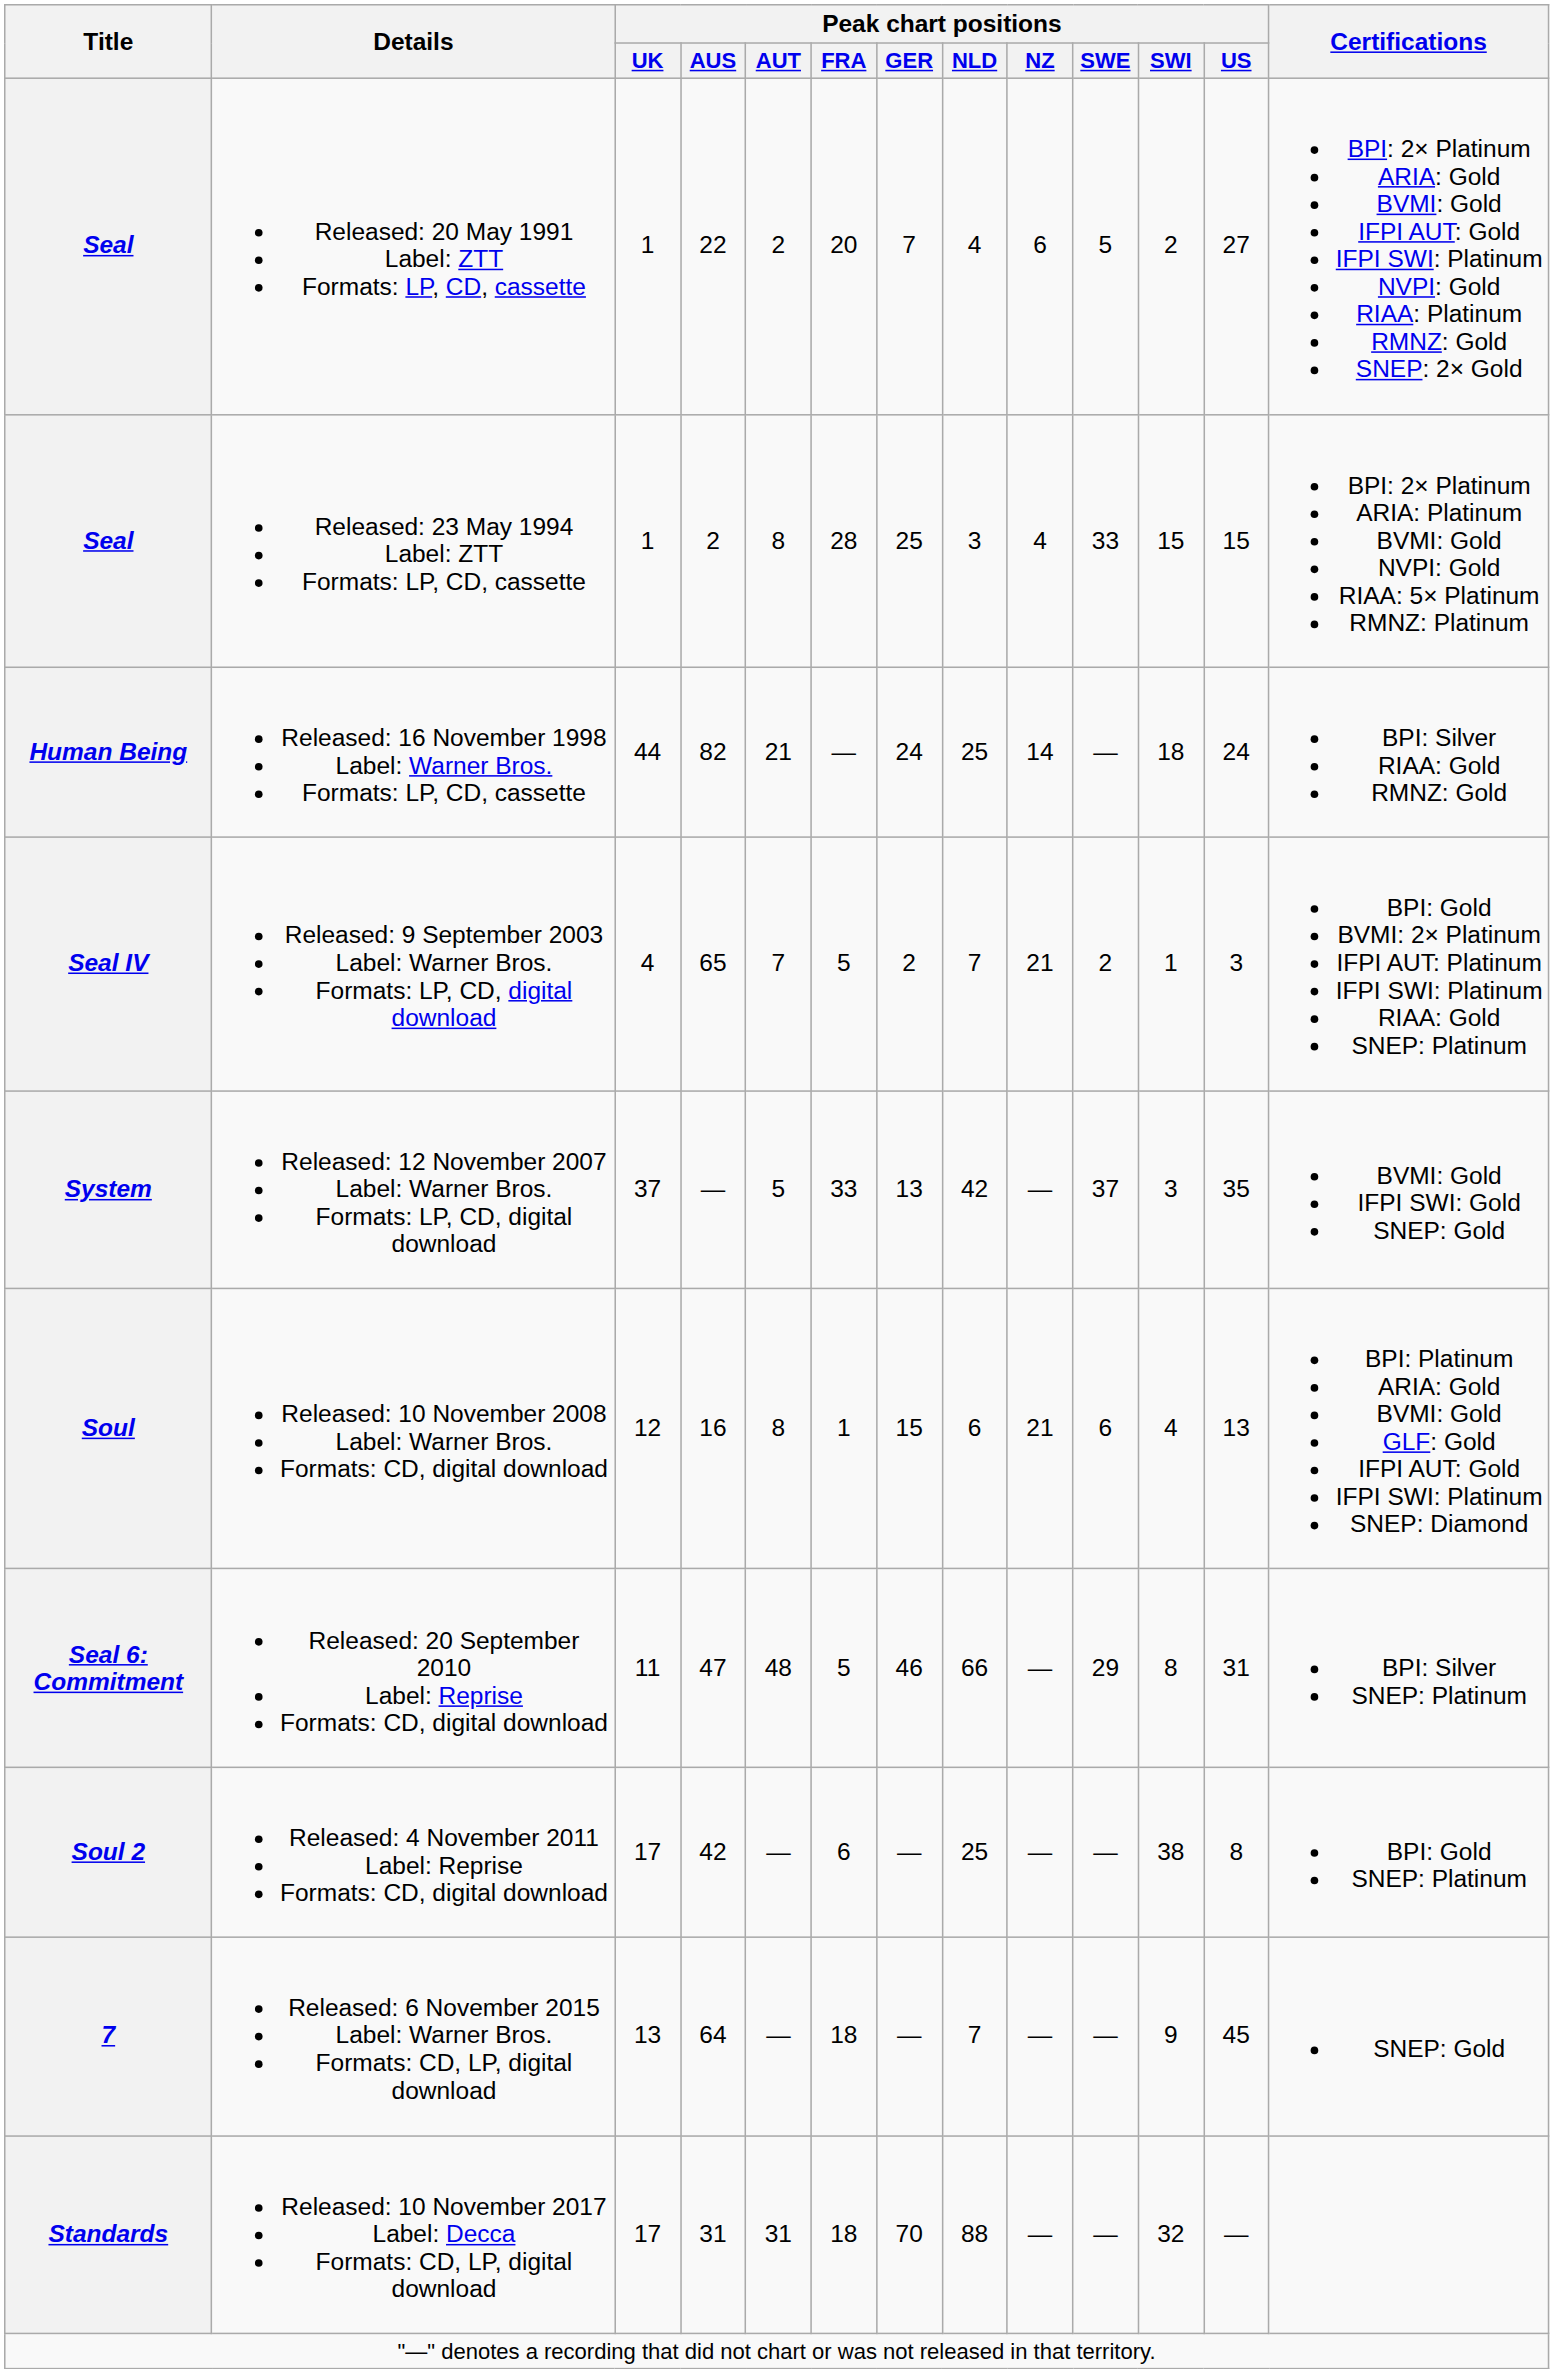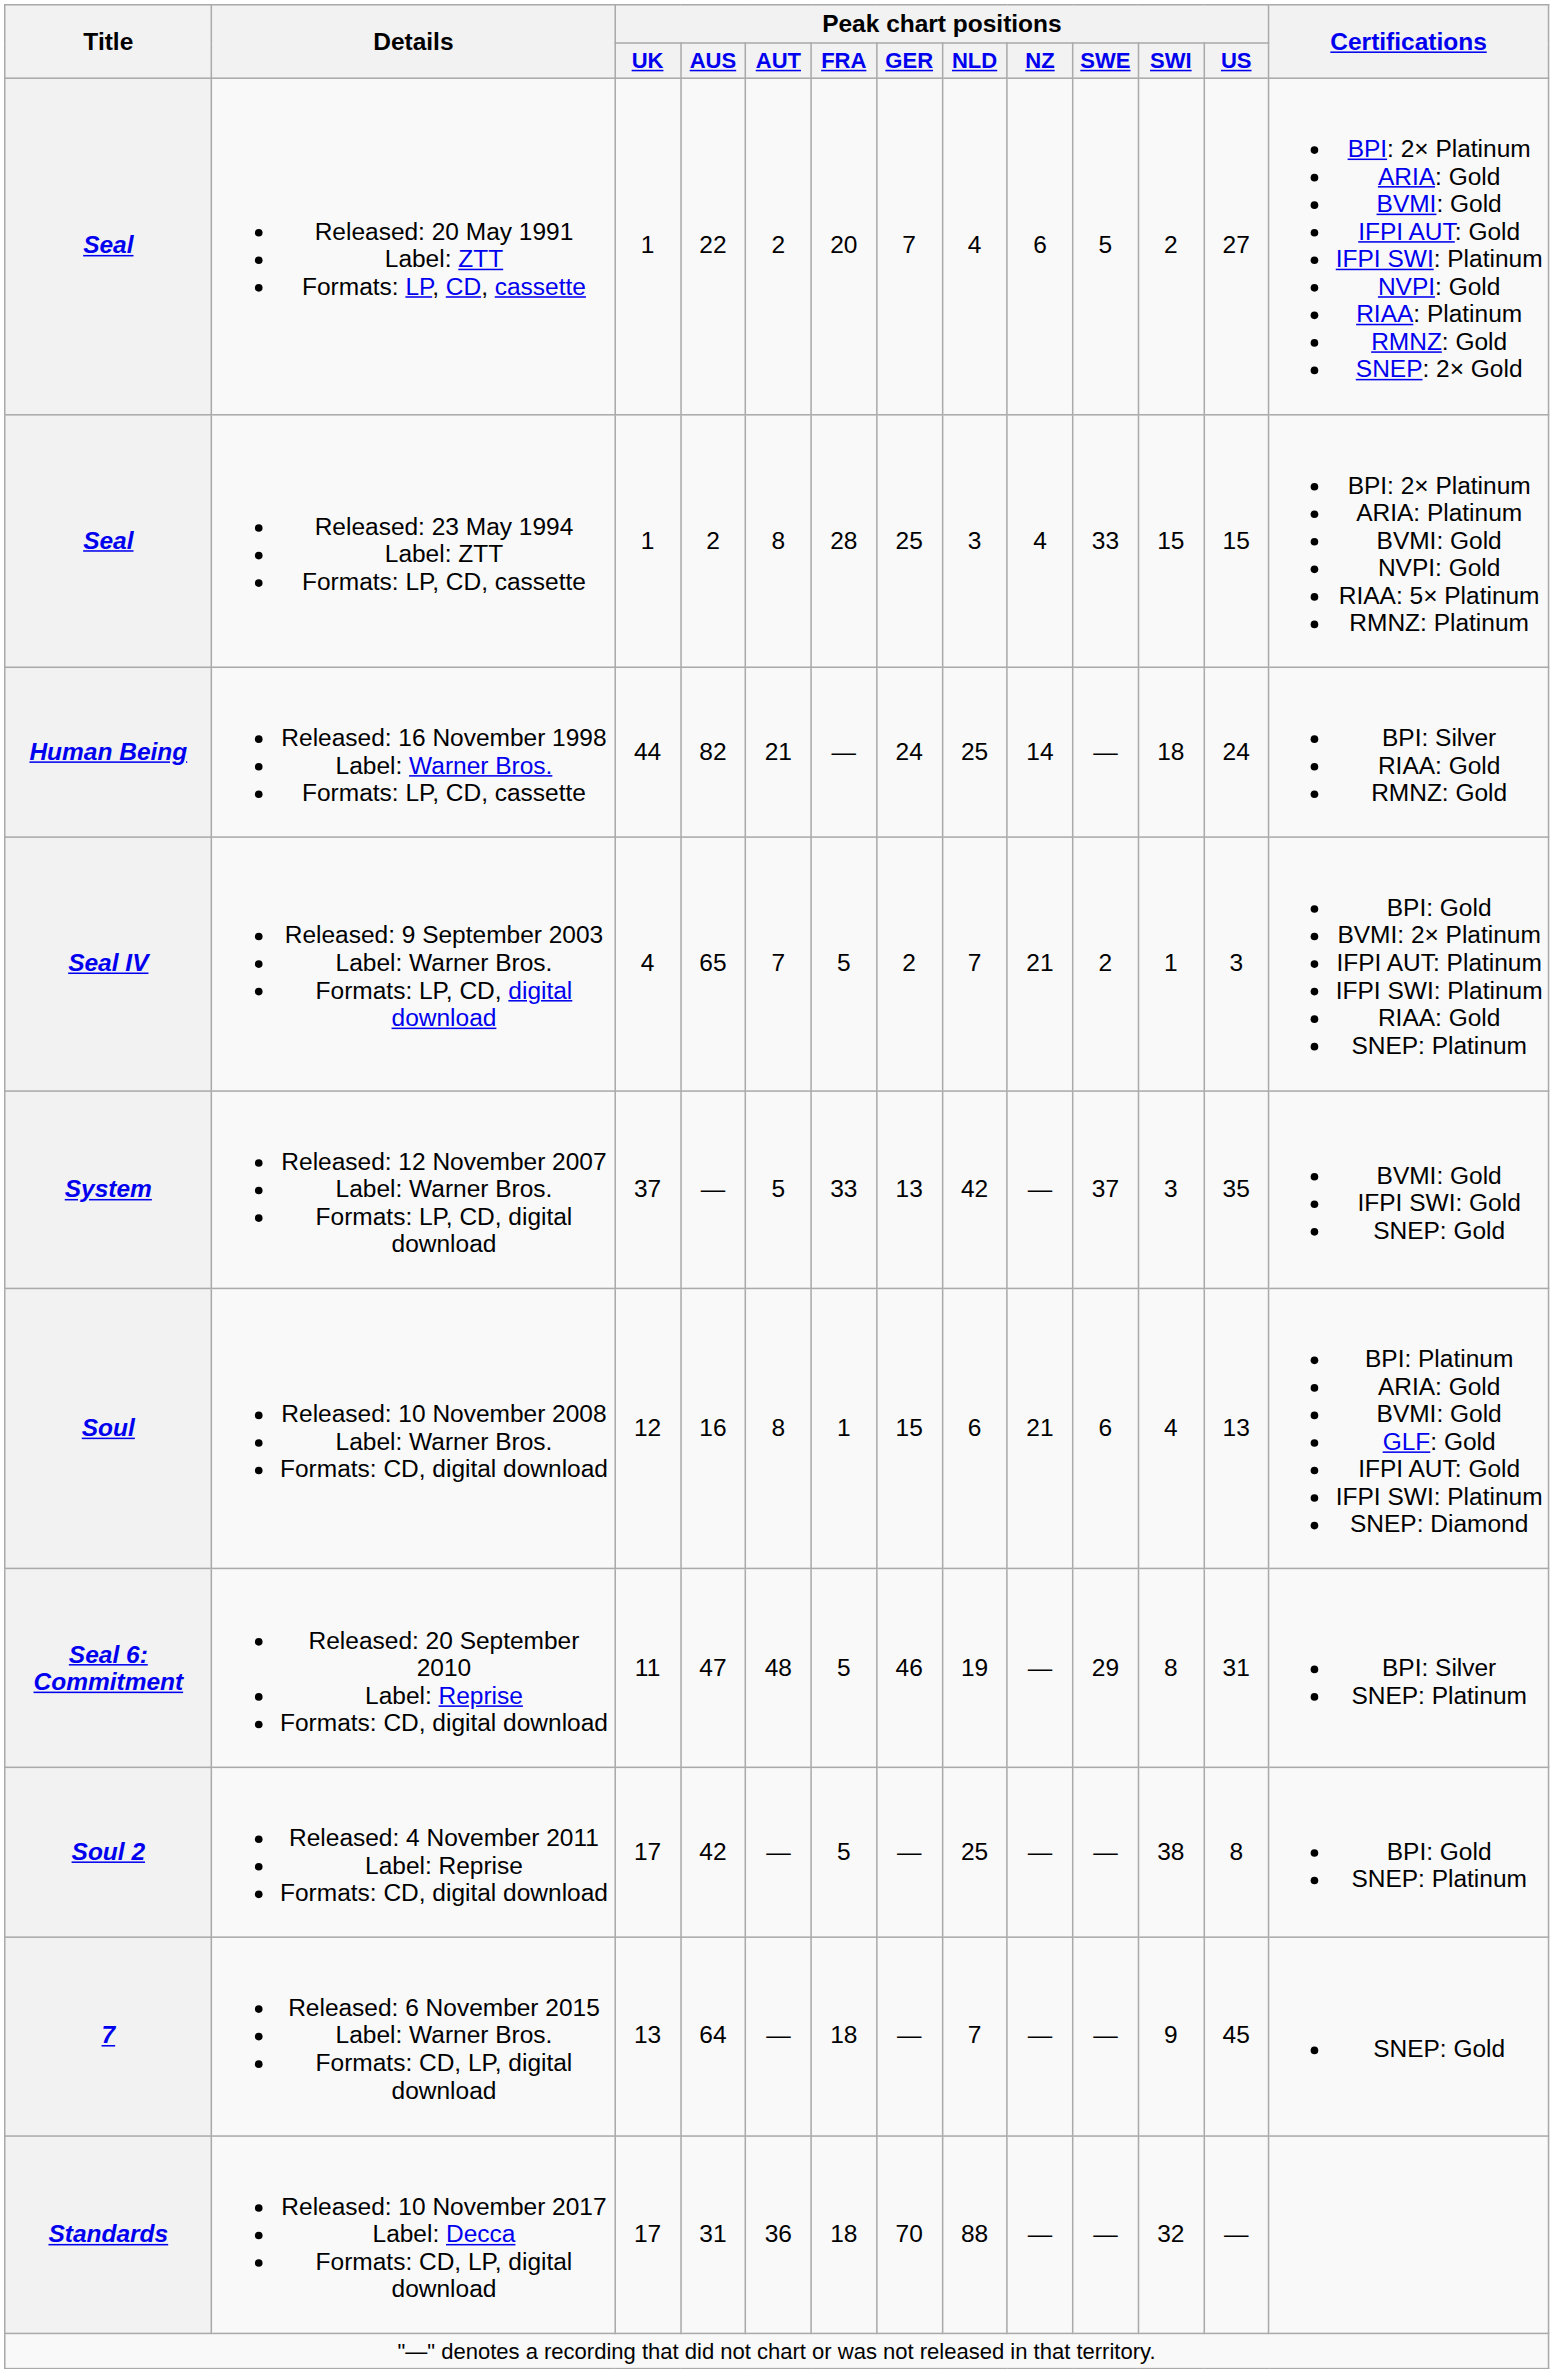(975, 1667) 66 -> (975, 1667) 19
(844, 1851) 6 -> (844, 1851) 5
(778, 2233) 31 -> (778, 2233) 36
